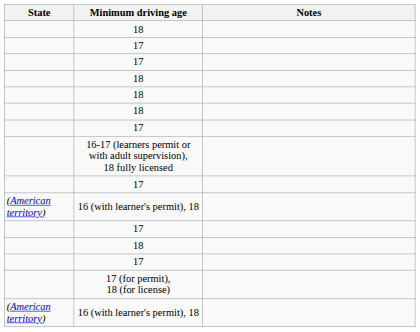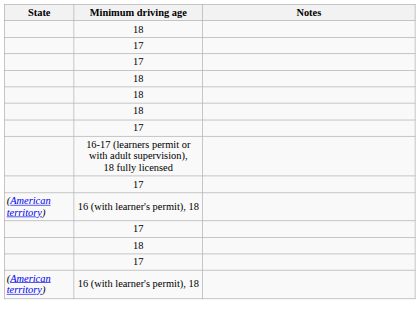- row: (39, 284)
